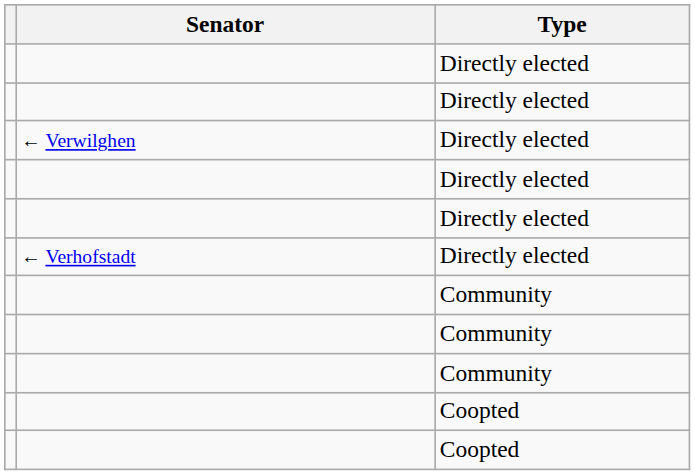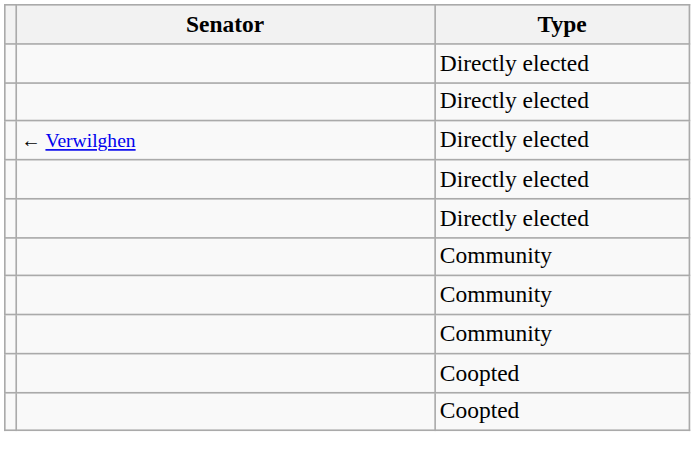- row: (78, 258)
